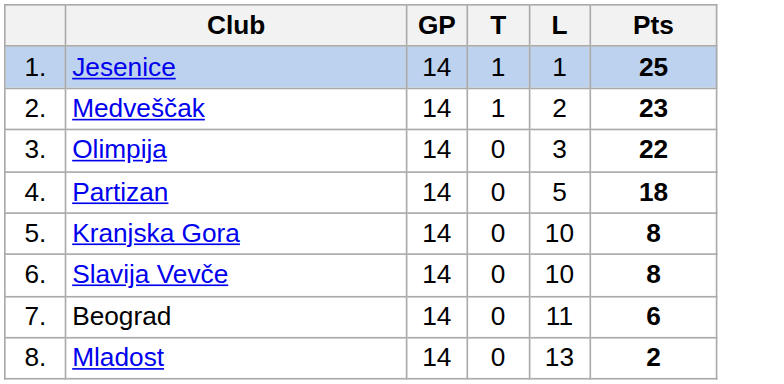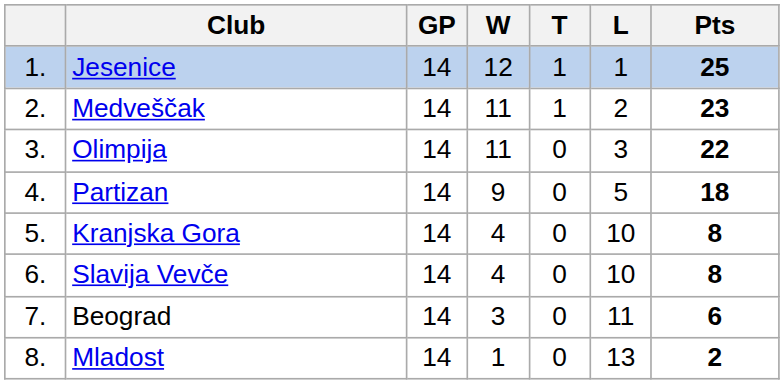+ column: (498, 25)
